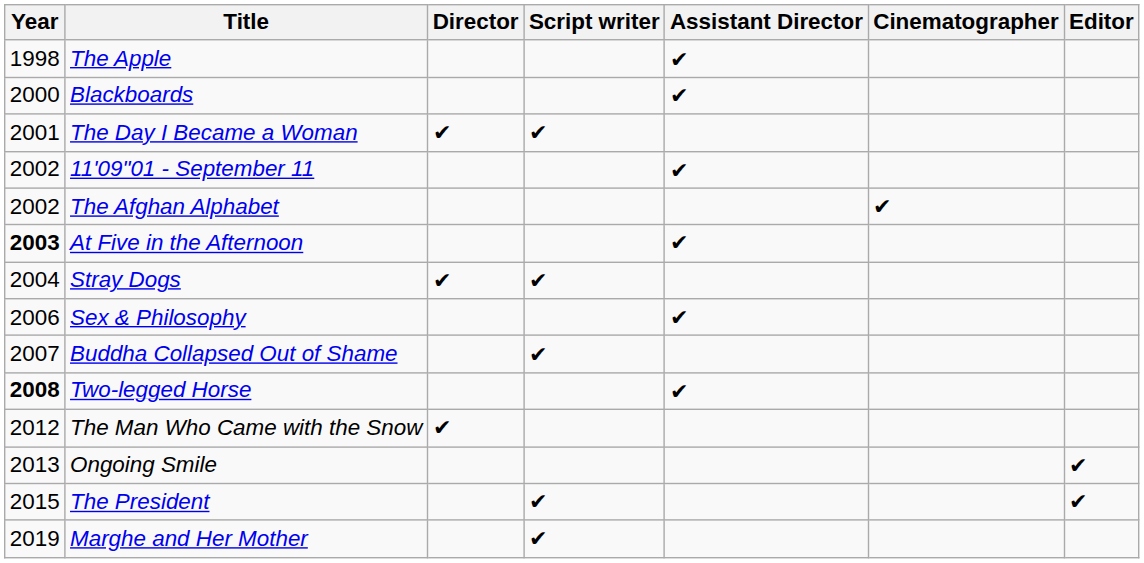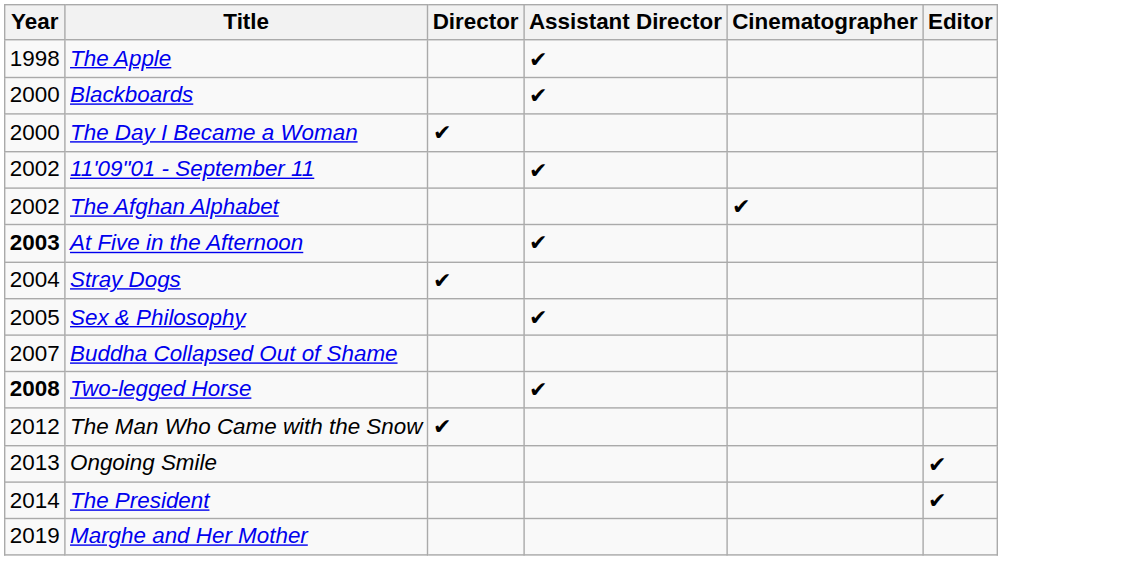- column: (594, 22)
(35, 132) 2001 -> (35, 132) 2000
(35, 316) 2006 -> (35, 316) 2005
(35, 501) 2015 -> (35, 500) 2014
